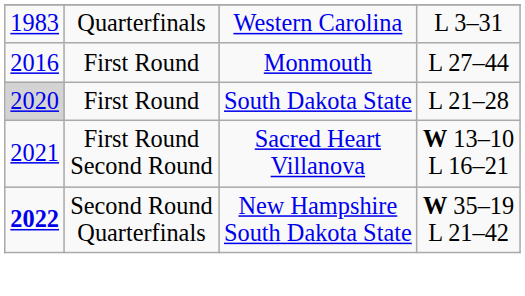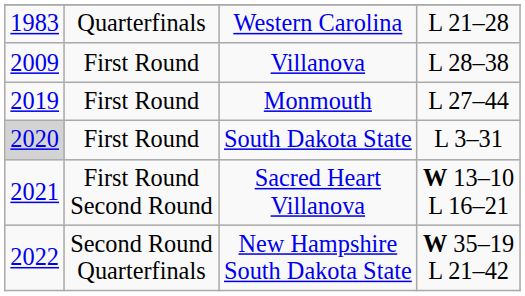(469, 23) L 3–31 -> (469, 23) L 21–28
+ row: (318, 62)
(35, 62) 2016 -> (35, 100) 2019
(469, 100) L 21–28 -> (469, 139) L 3–31
(35, 219) bold -> (35, 257) normal
